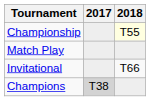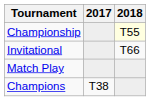rows swapped: (36, 50) <-> (35, 68)
(99, 86) lightgrey background -> (99, 86) no background
